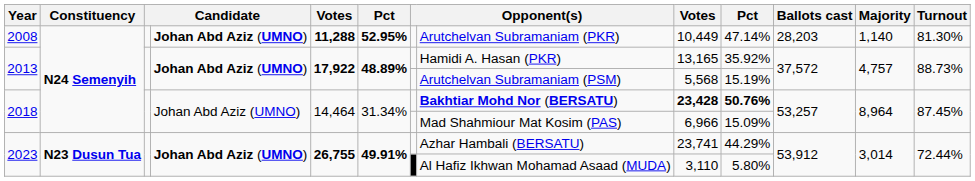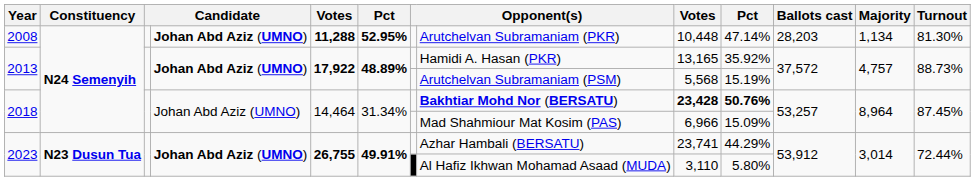(698, 37) 10,449 -> (698, 37) 10,448
(876, 37) 1,140 -> (876, 37) 1,134
